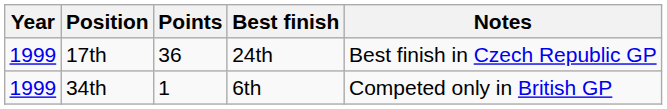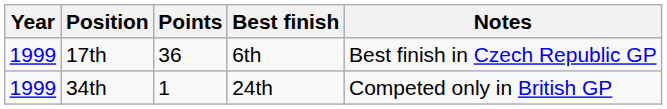(253, 55) 24th -> (247, 55) 6th
(247, 88) 6th -> (253, 88) 24th
